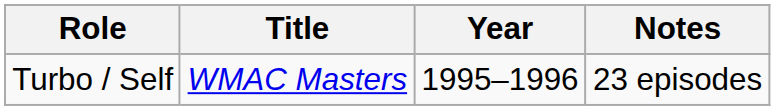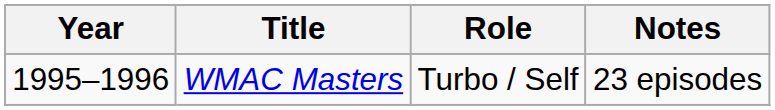columns swapped: (500, 29) <-> (93, 29)
